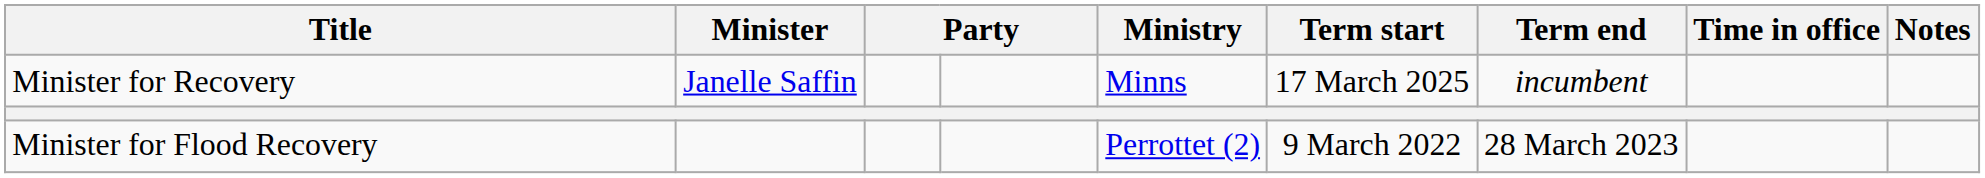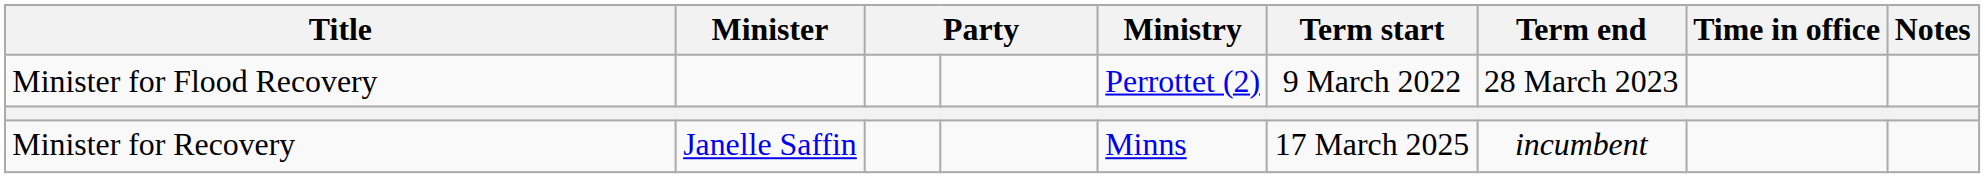rows swapped: (195, 145) <-> (154, 80)
